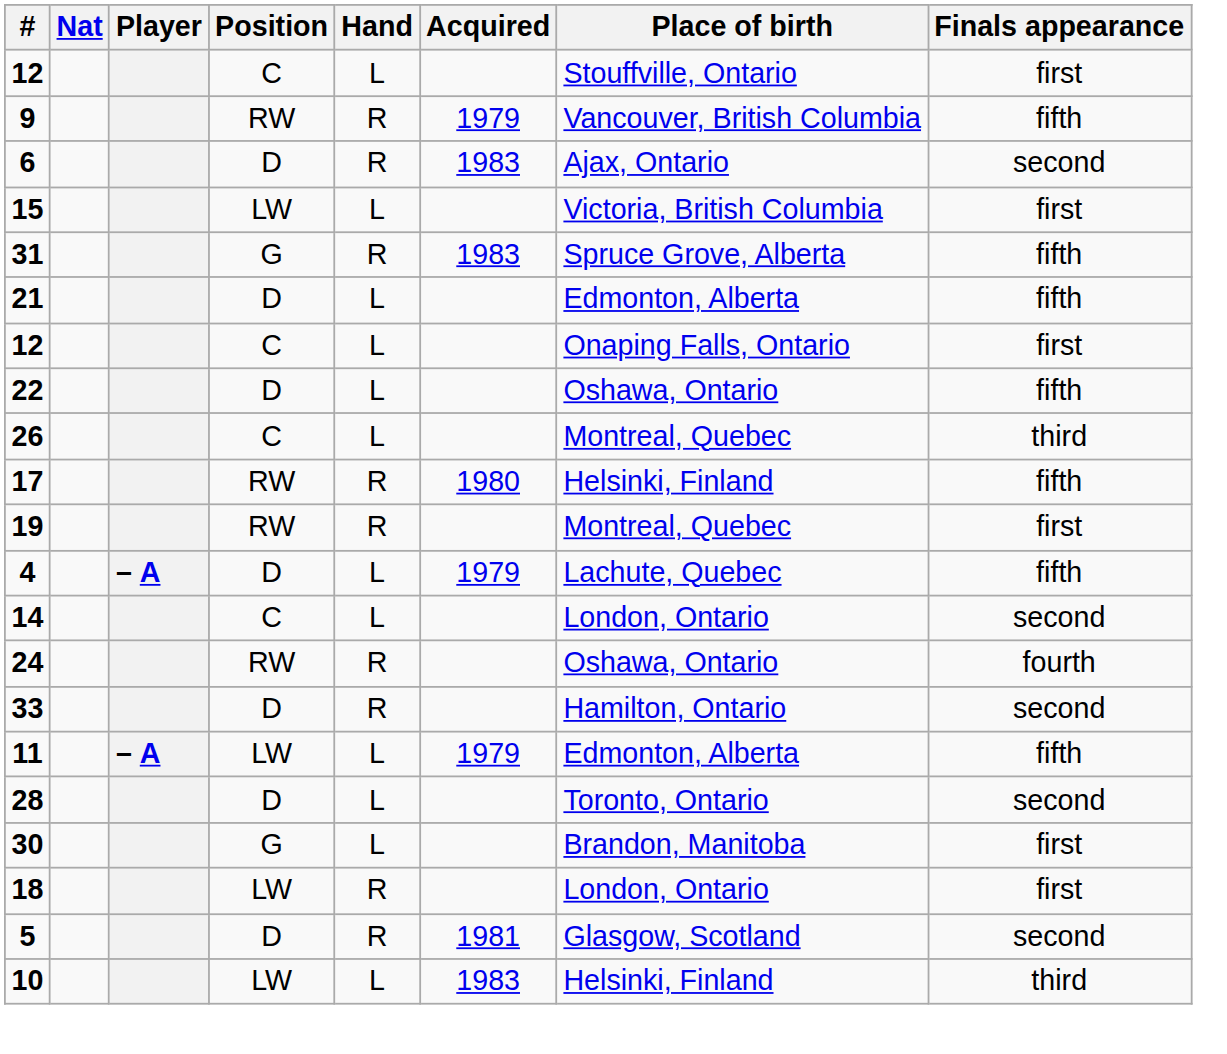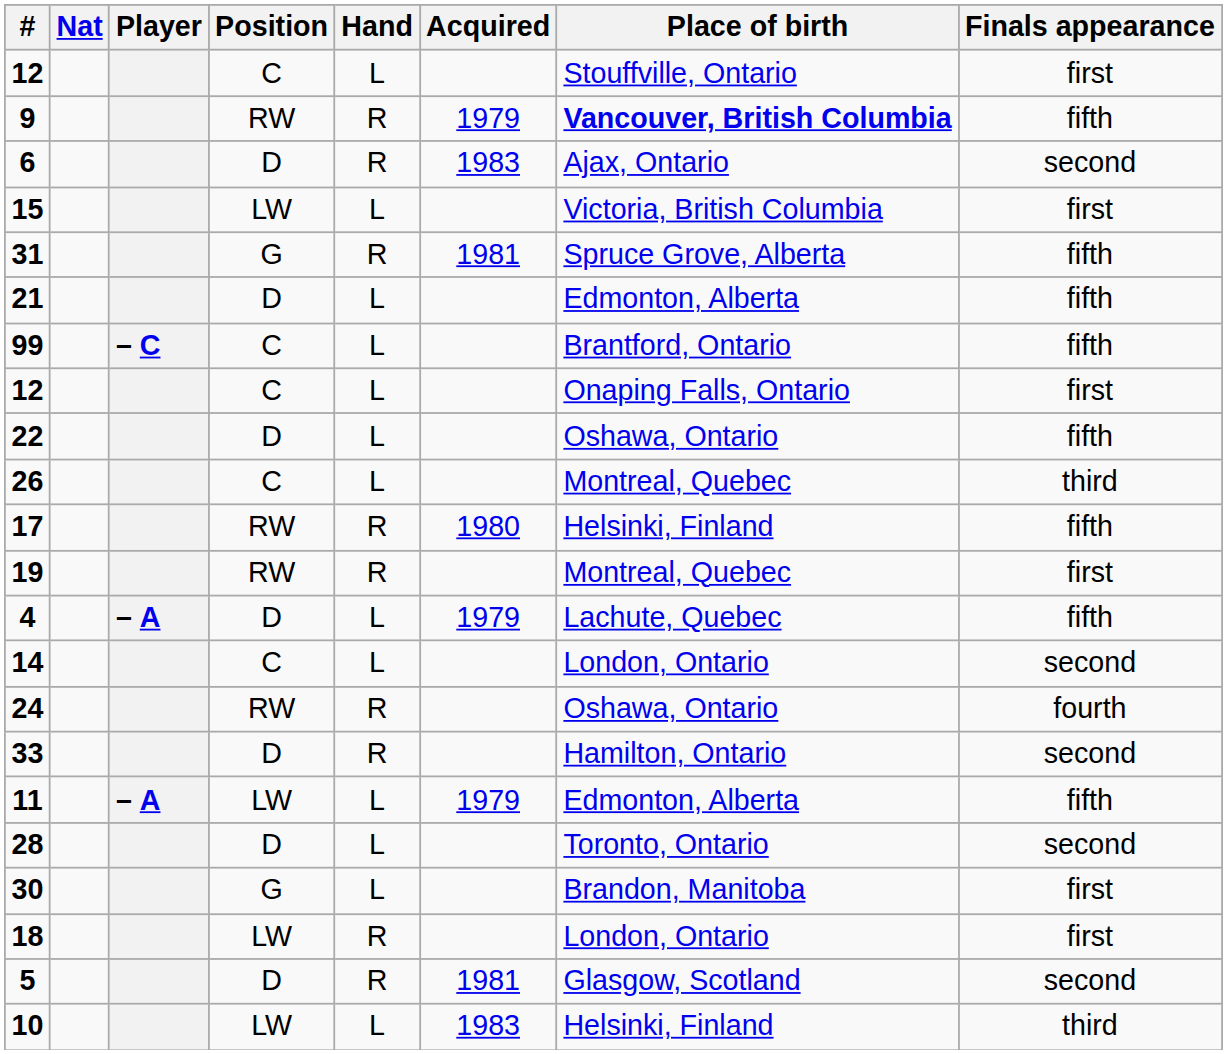(742, 118) normal -> (758, 118) bold
(488, 254) 1983 -> (488, 254) 1981
+ row: (27, 345)
